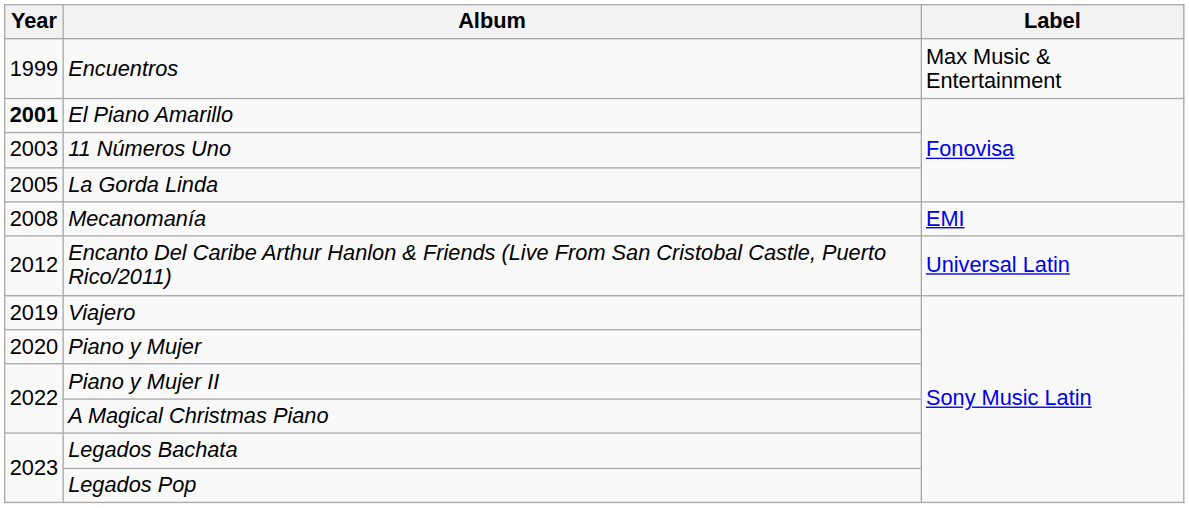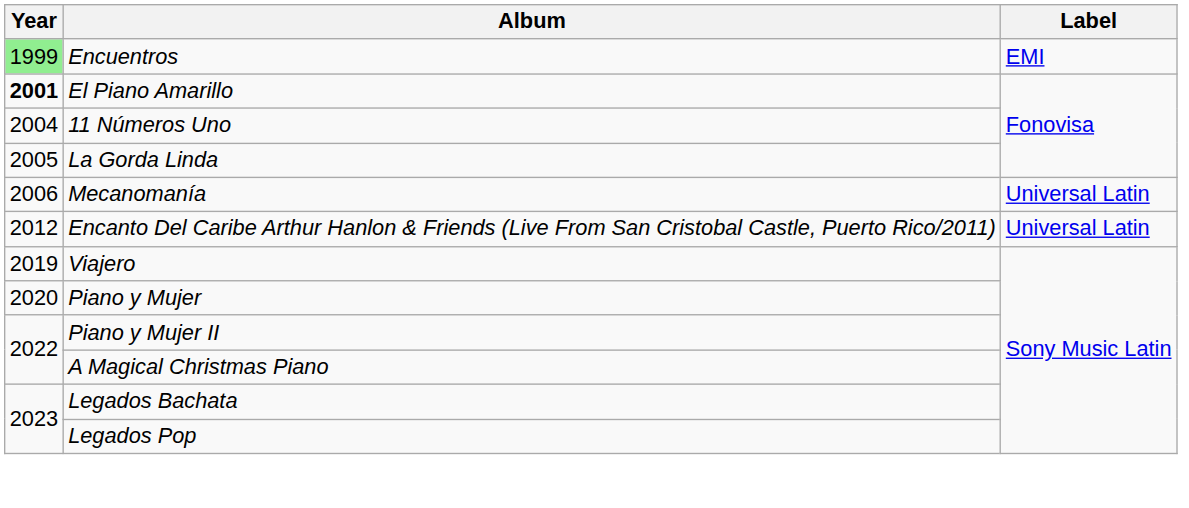(34, 68) no background -> (34, 56) lightgreen background
(994, 68) Max Music & Entertainment -> (1025, 56) EMI
(34, 149) 2003 -> (34, 125) 2004
(34, 218) 2008 -> (34, 194) 2006
(945, 218) EMI -> (1078, 194) Universal Latin
